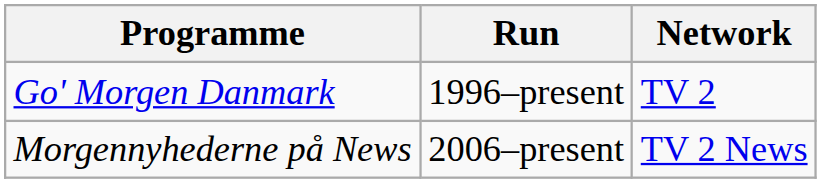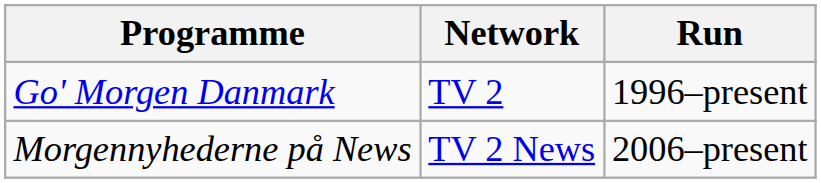columns swapped: (526, 33) <-> (724, 33)
